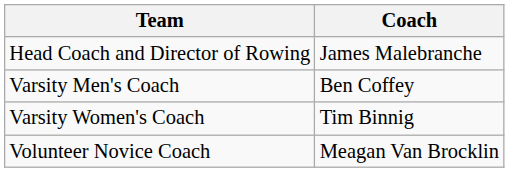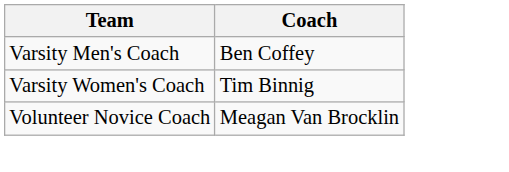- row: (160, 53)
